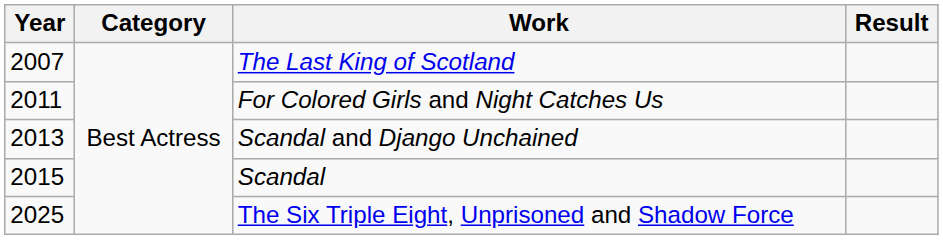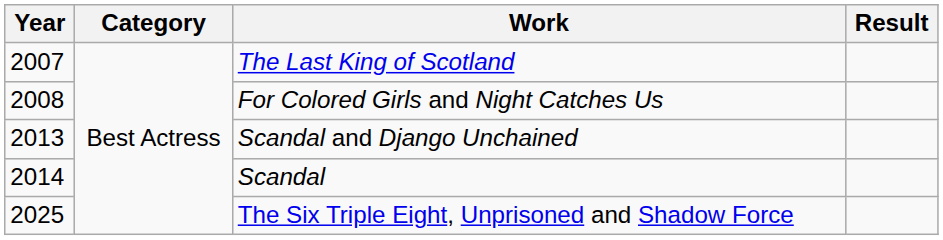(36, 100) 2011 -> (37, 100) 2008
(37, 176) 2015 -> (37, 176) 2014
